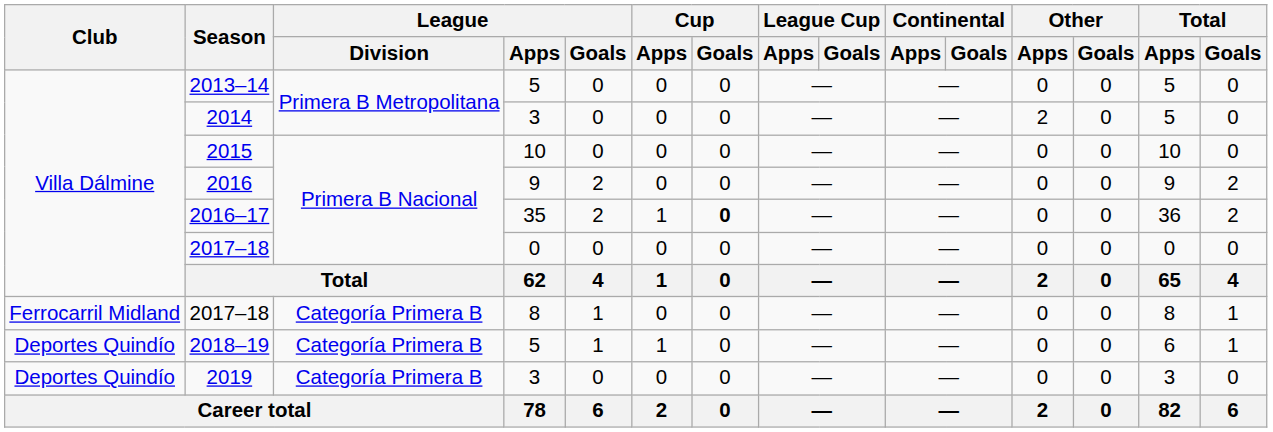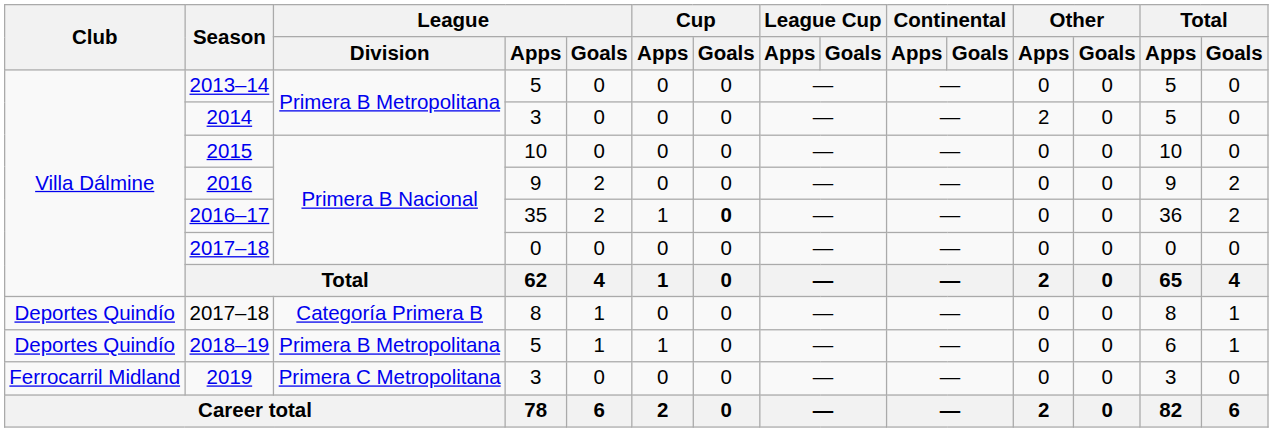(95, 313) Ferrocarril Midland -> (95, 313) Deportes Quindío
(389, 345) Categoría Primera B -> (390, 345) Primera B Metropolitana
(95, 378) Deportes Quindío -> (95, 378) Ferrocarril Midland
(389, 378) Categoría Primera B -> (390, 378) Primera C Metropolitana
